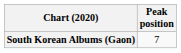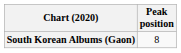(157, 39) 7 -> (157, 39) 8
